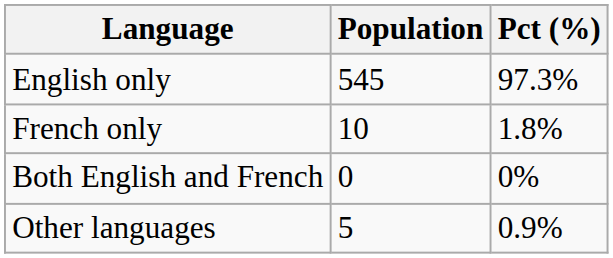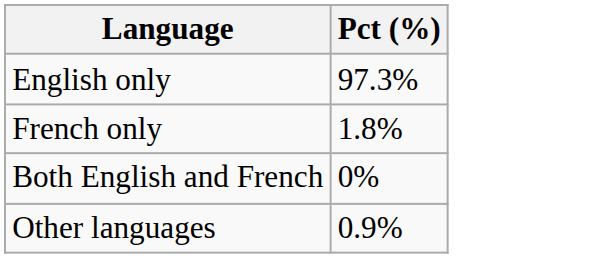- column: (410, 29)
